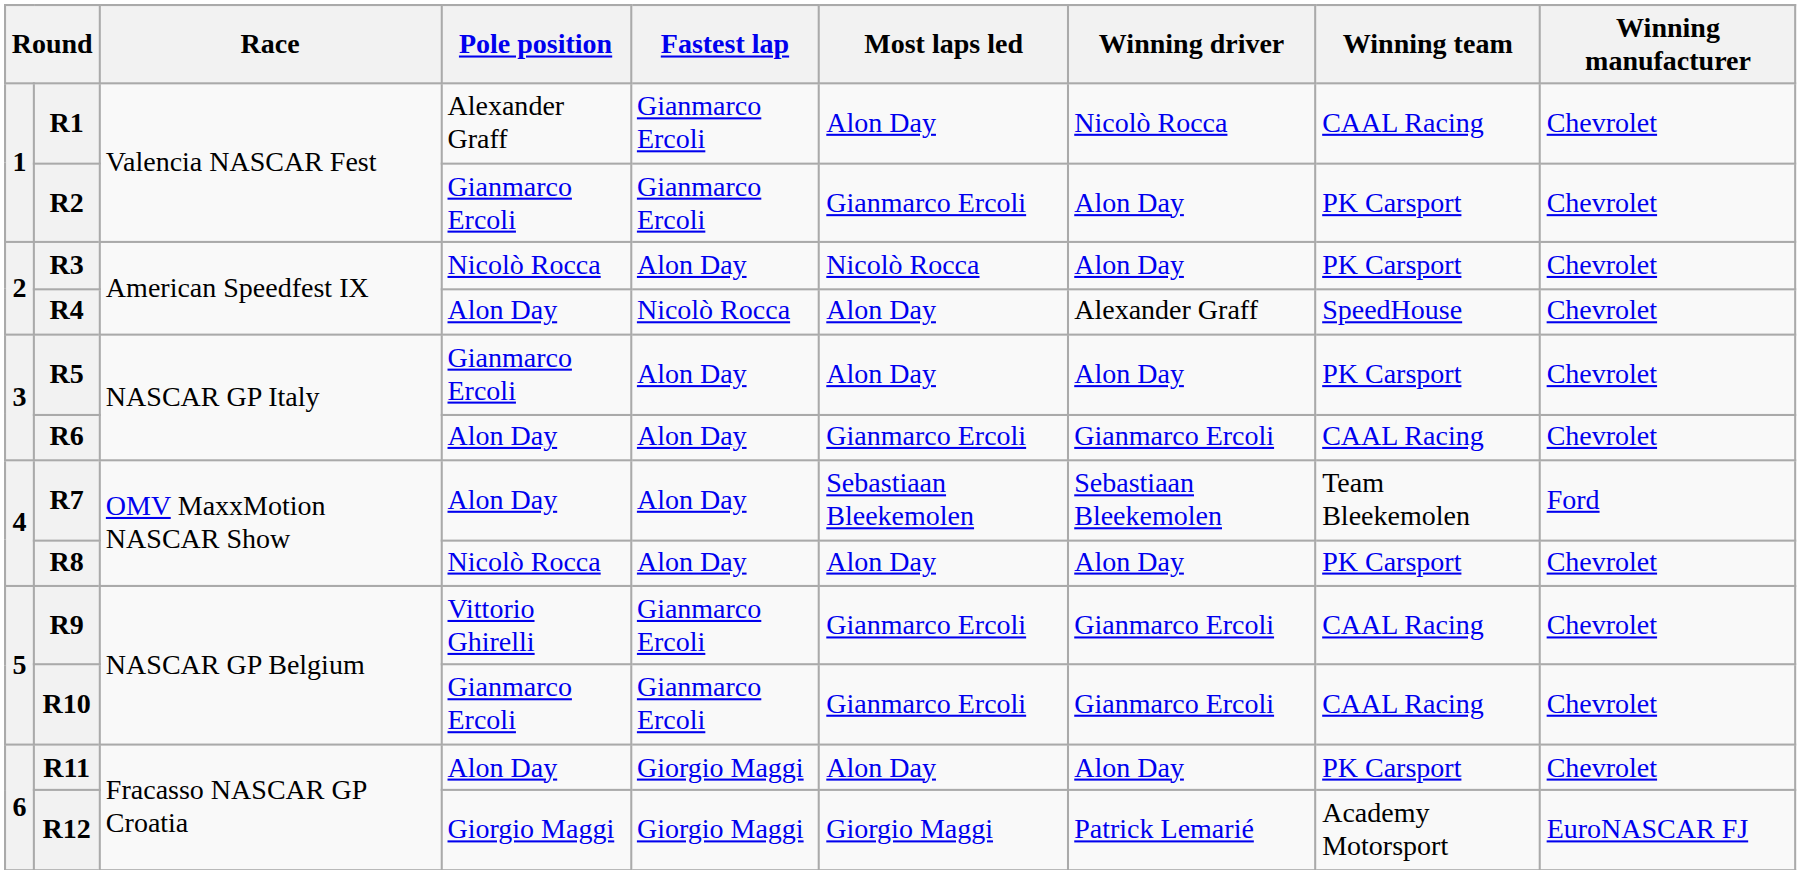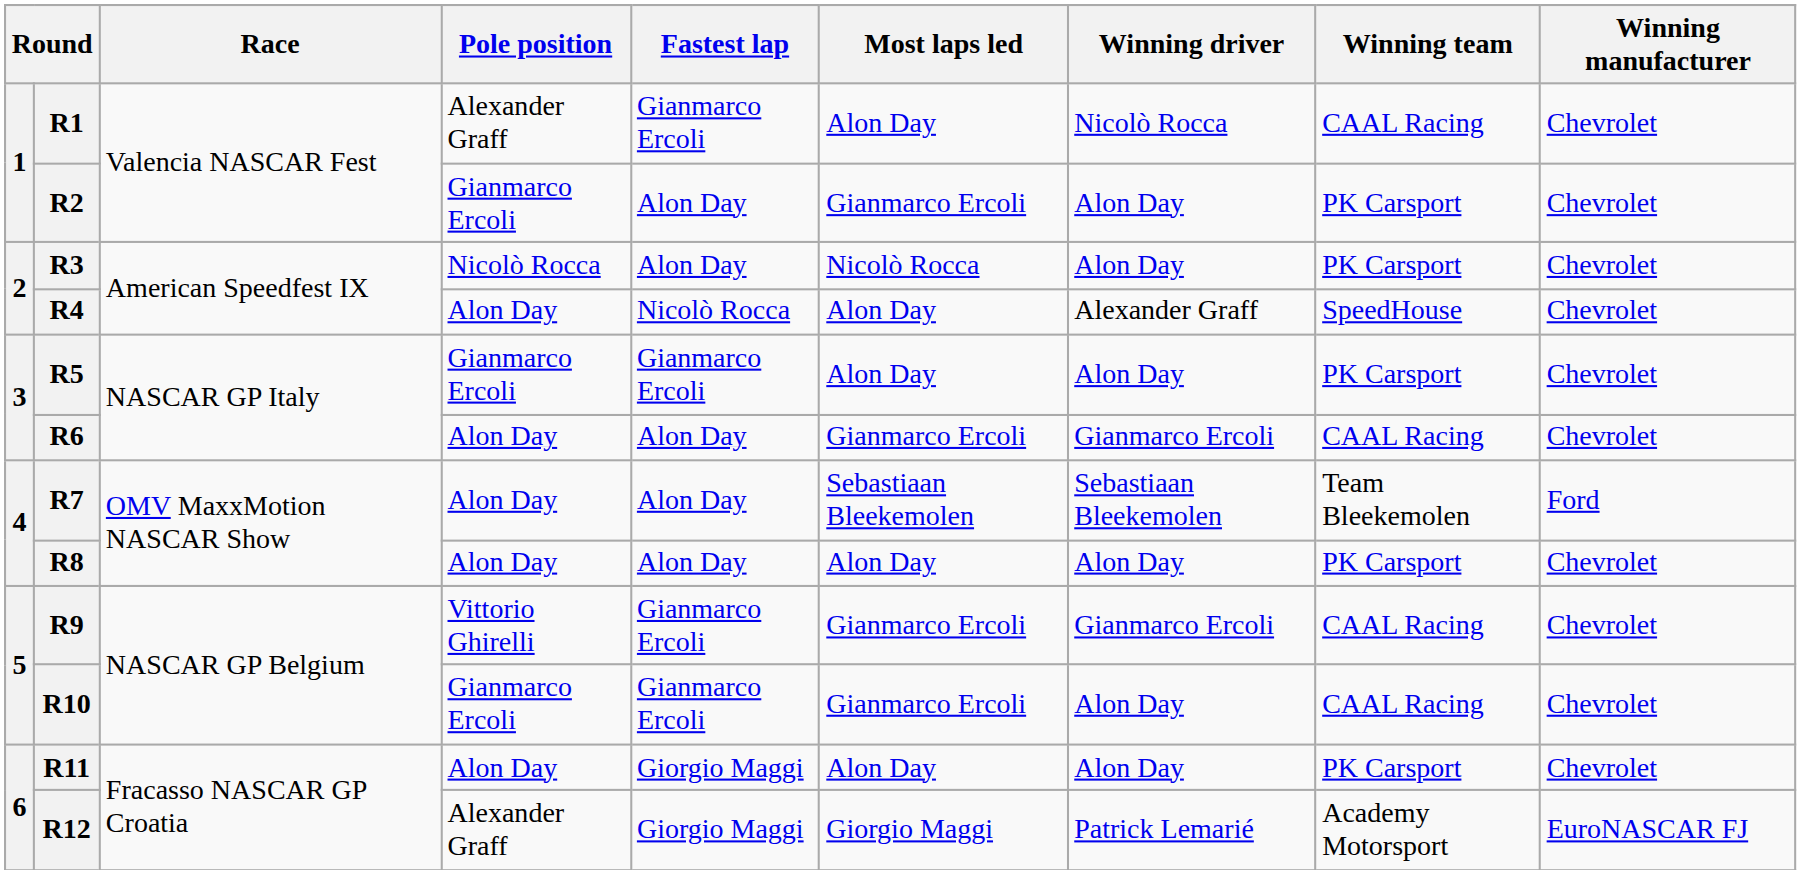(699, 202) Gianmarco Ercoli -> (692, 202) Alon Day
(692, 373) Alon Day -> (699, 373) Gianmarco Ercoli
(524, 561) Nicolò Rocca -> (502, 561) Alon Day
(1174, 703) Gianmarco Ercoli -> (1129, 703) Alon Day
(531, 829) Giorgio Maggi -> (506, 829) Alexander Graff
